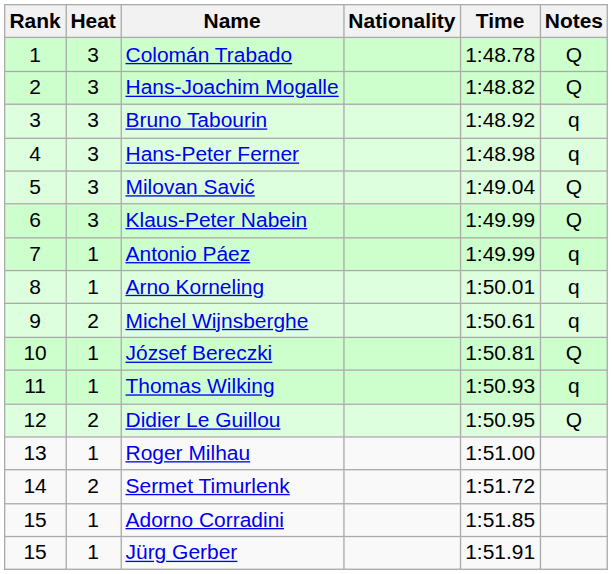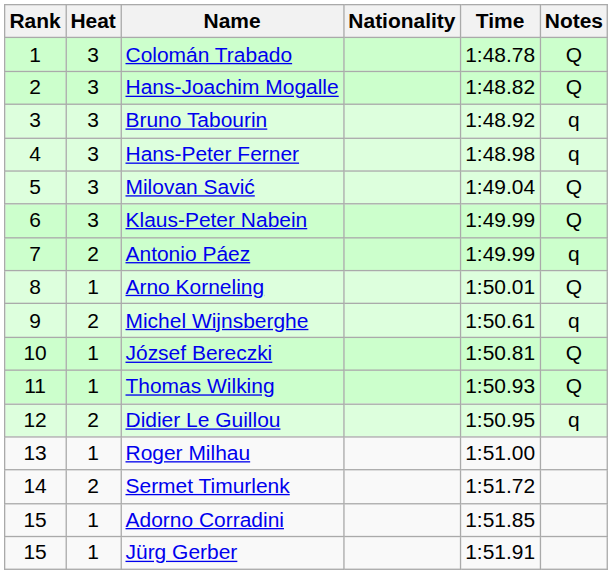(93, 253) 1 -> (93, 253) 2
(574, 287) q -> (574, 287) Q
(574, 386) q -> (574, 386) Q
(574, 420) Q -> (574, 420) q
